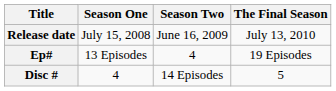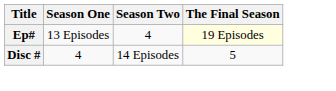- row: (41, 34)
(281, 55) no background -> (233, 34) lightyellow background
